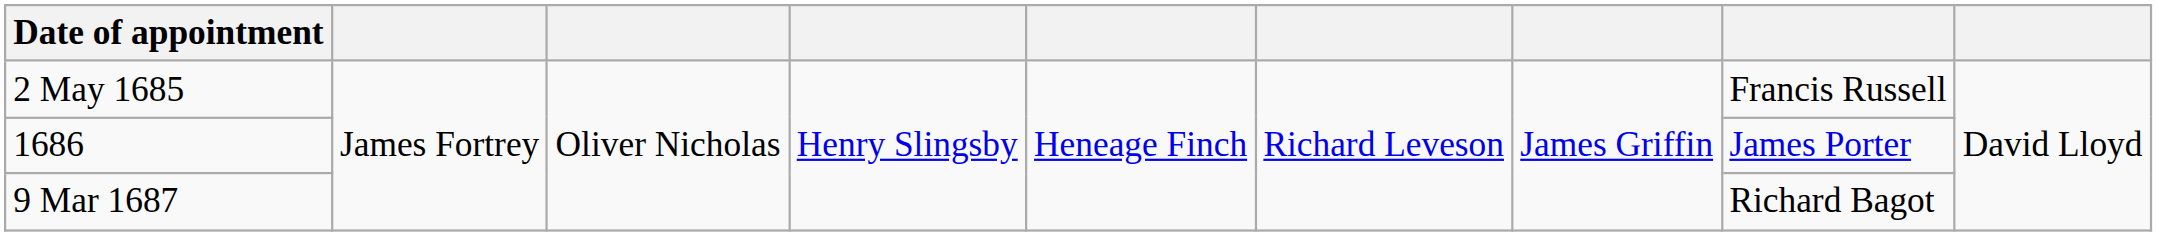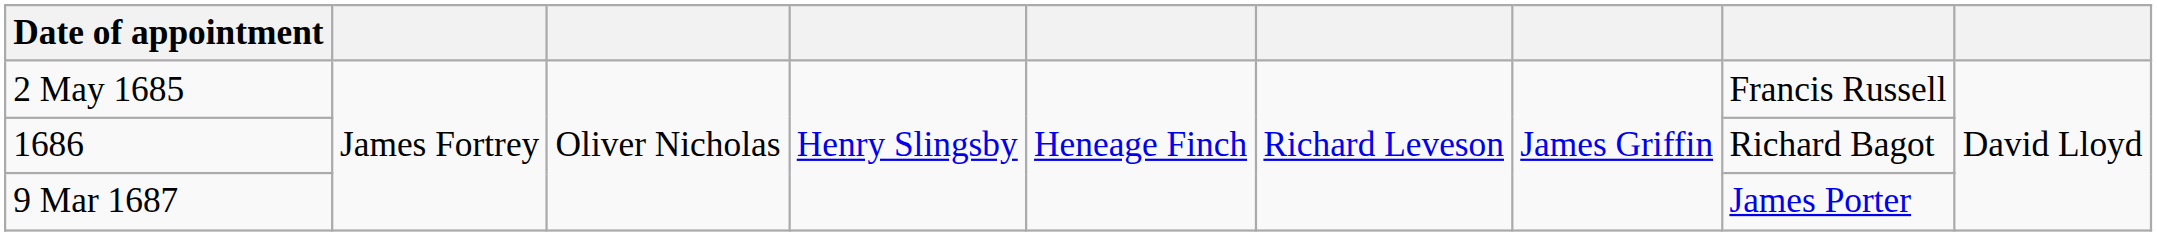(1820, 144) James Porter -> (1832, 144) Richard Bagot
(1832, 200) Richard Bagot -> (1820, 200) James Porter
